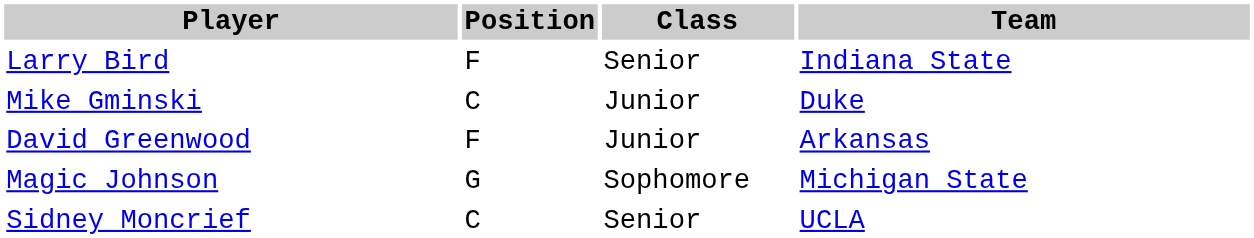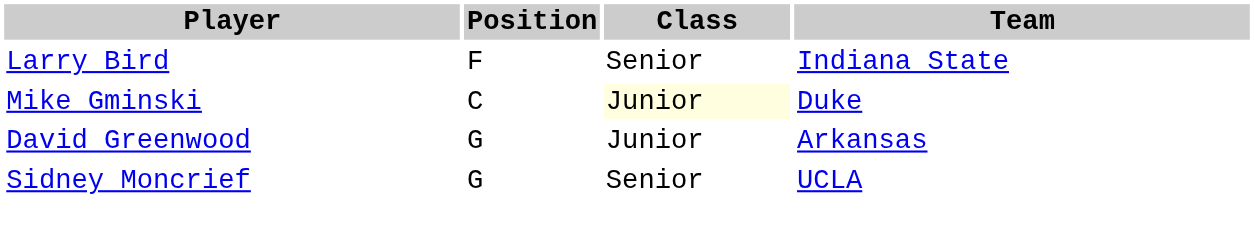(652, 101) no background -> (655, 101) lightyellow background
(473, 141) F -> (475, 141) G
- row: (112, 181)
(473, 220) C -> (475, 181) G
